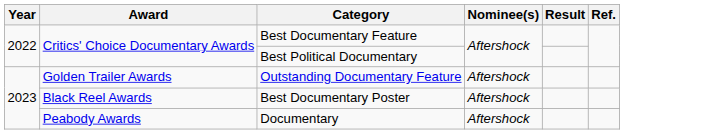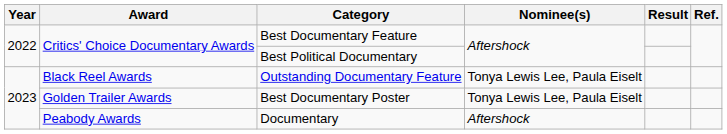(107, 77) Golden Trailer Awards -> (97, 77) Black Reel Awards
(499, 77) Aftershock -> (555, 77) Tonya Lewis Lee, Paula Eiselt
(97, 98) Black Reel Awards -> (107, 98) Golden Trailer Awards
(499, 98) Aftershock -> (555, 98) Tonya Lewis Lee, Paula Eiselt
